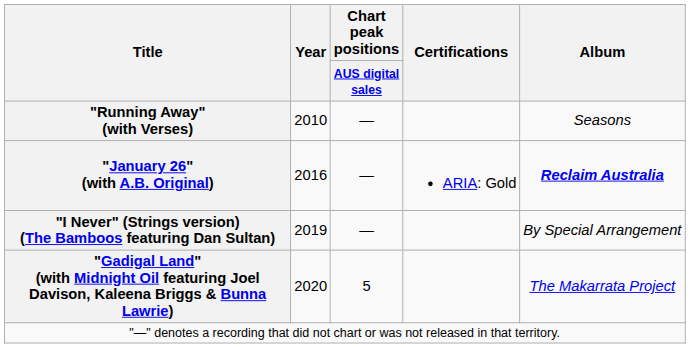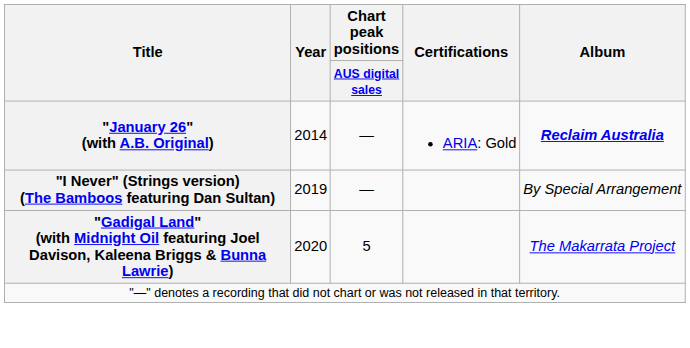- row: (148, 120)
(311, 175) 2016 -> (311, 135) 2014
